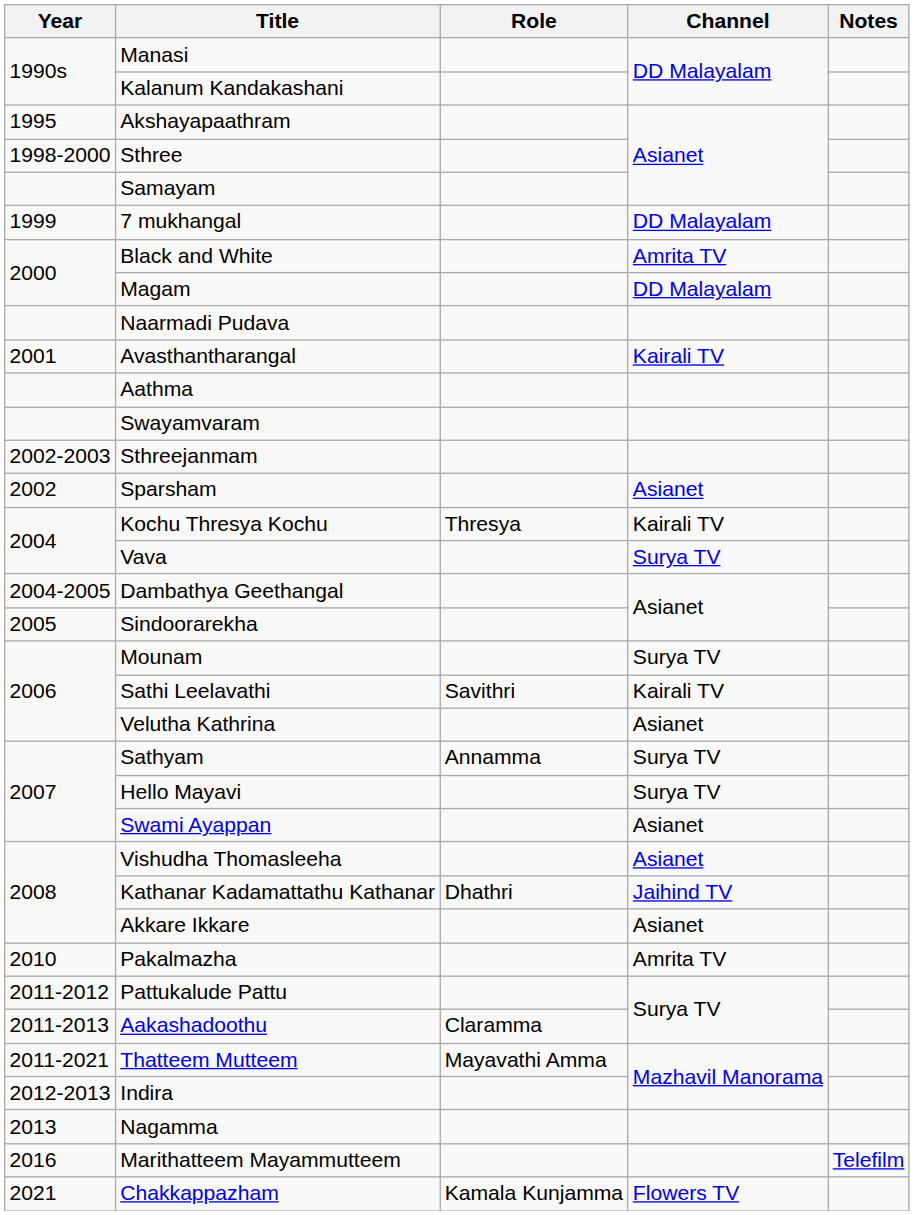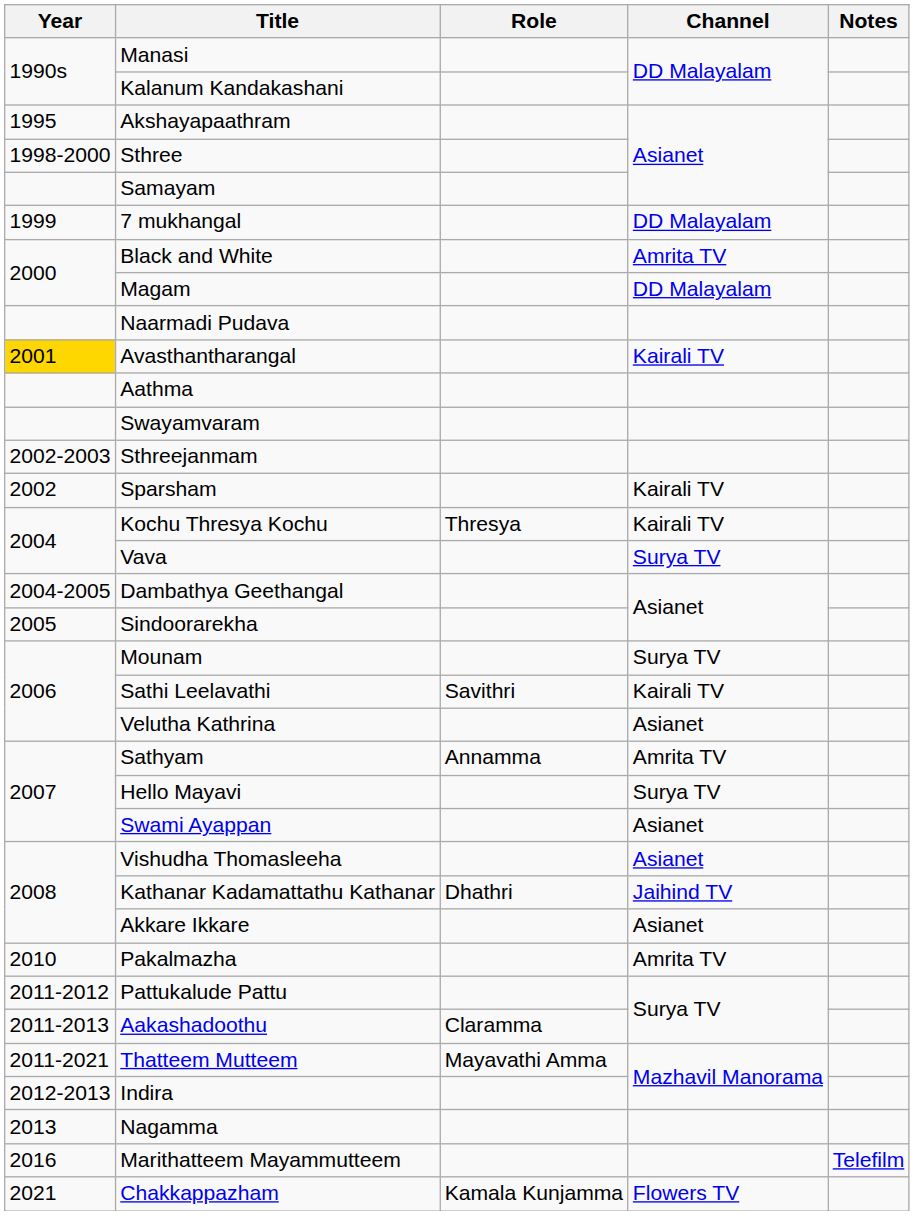(33, 356) no background -> (33, 356) gold background
(668, 490) Asianet -> (678, 490) Kairali TV
(677, 758) Surya TV -> (680, 758) Amrita TV
